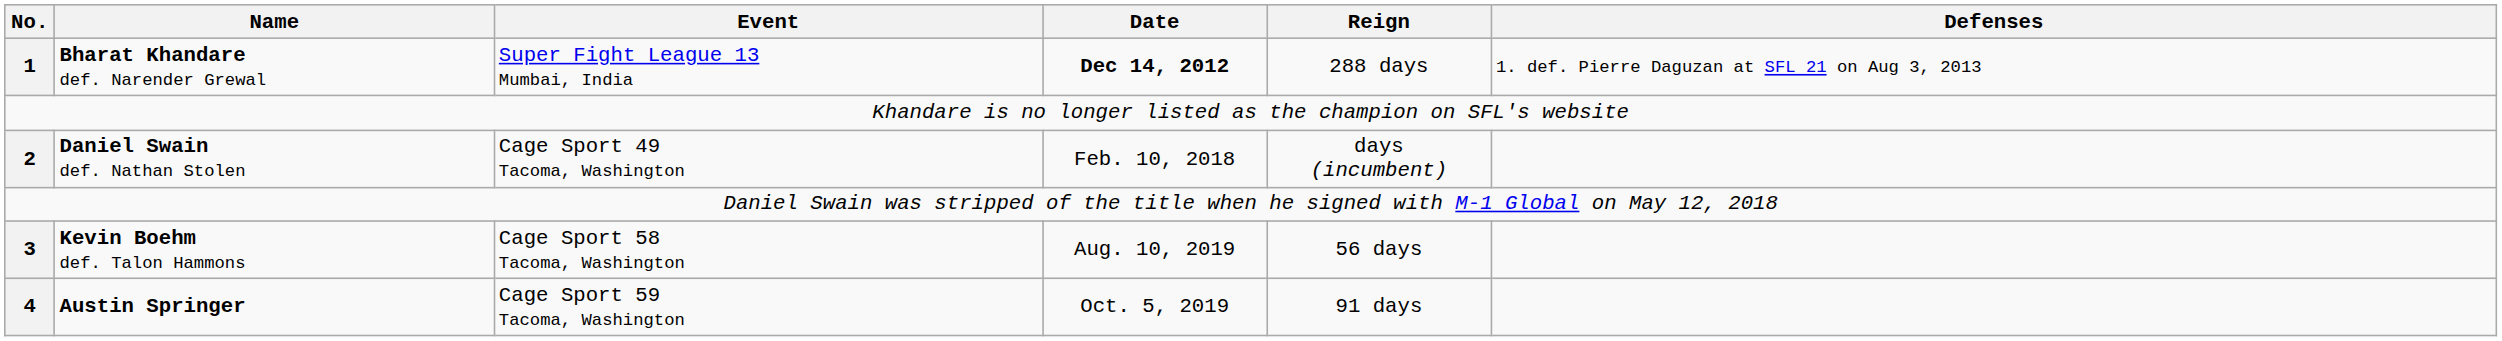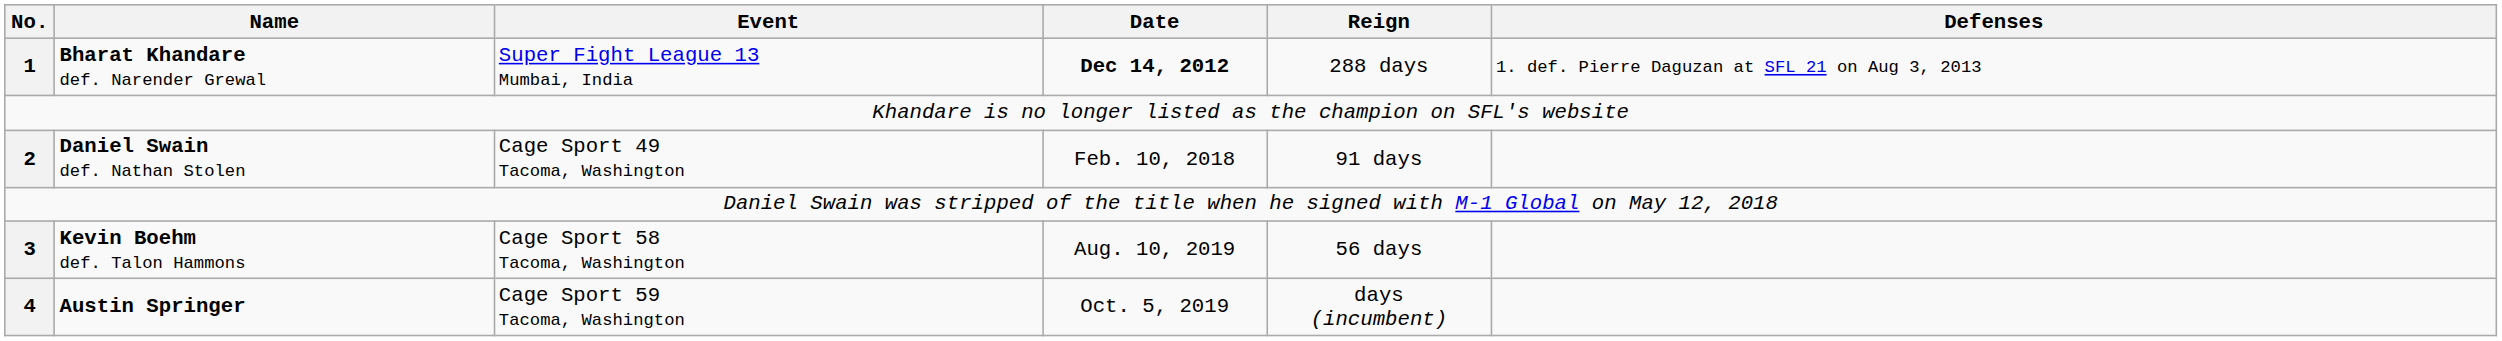(1379, 158) days (incumbent) -> (1379, 158) 91 days
(1379, 307) 91 days -> (1379, 307) days (incumbent)
